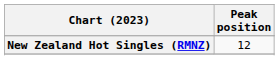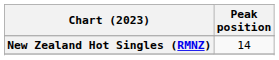(244, 45) 12 -> (244, 45) 14
